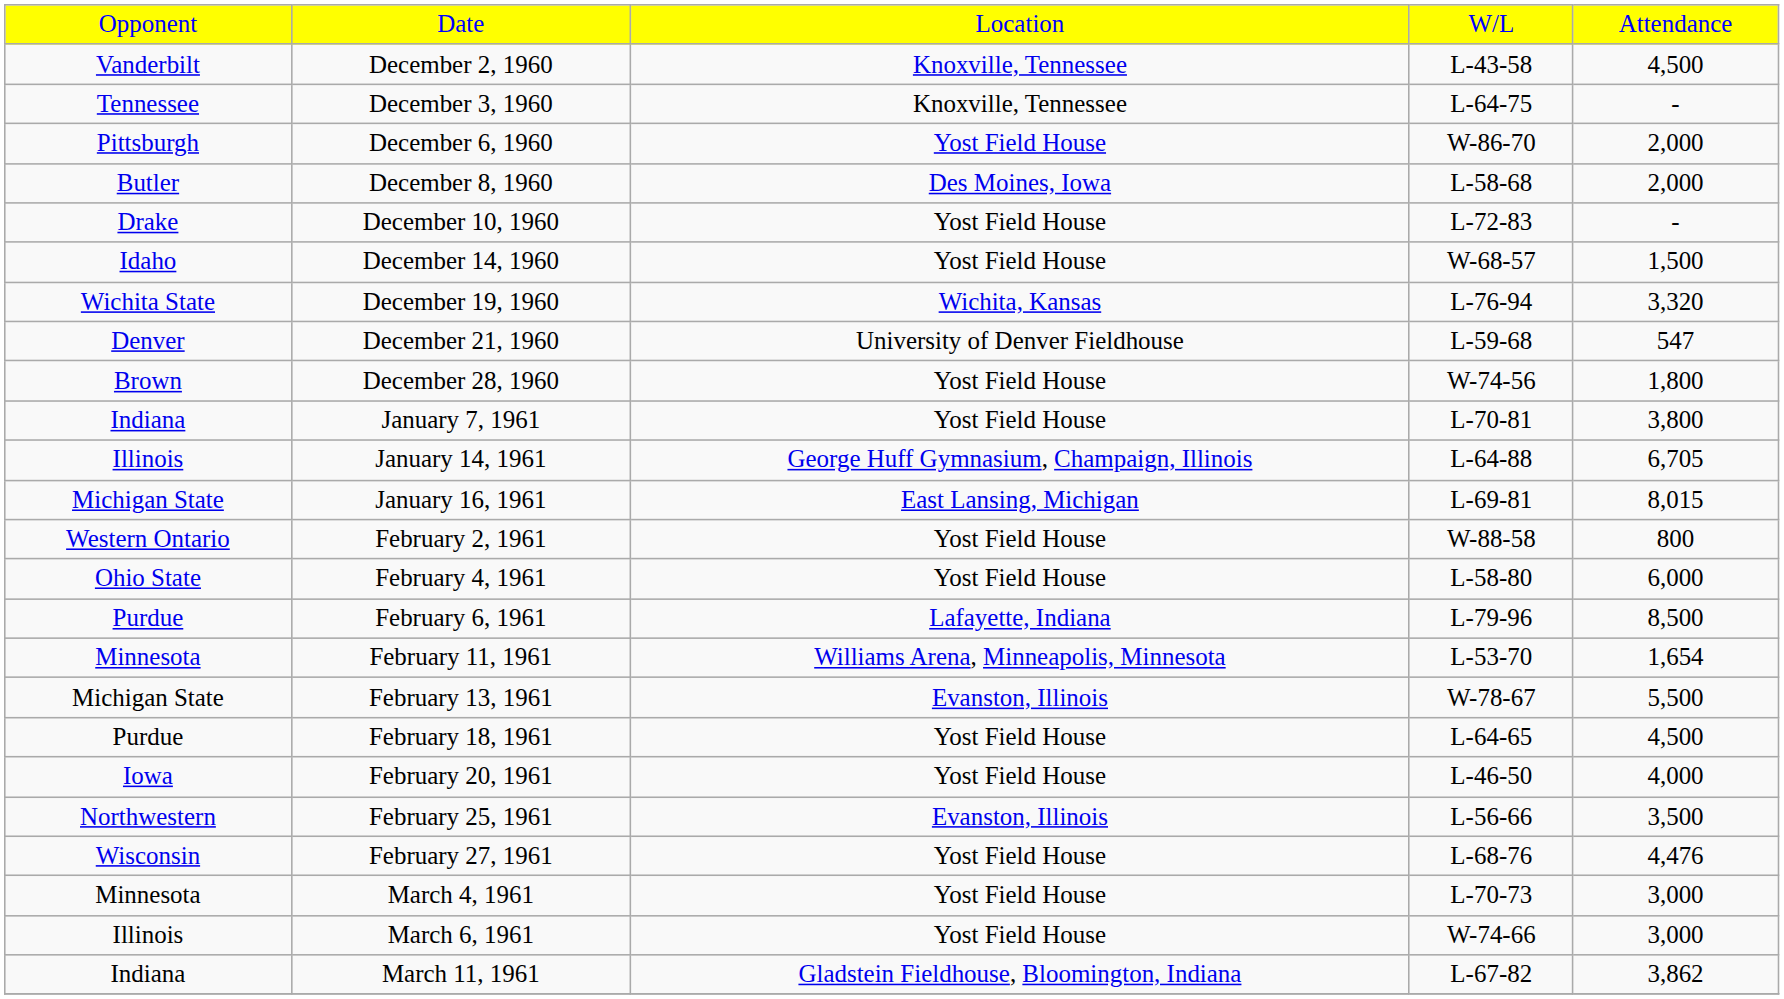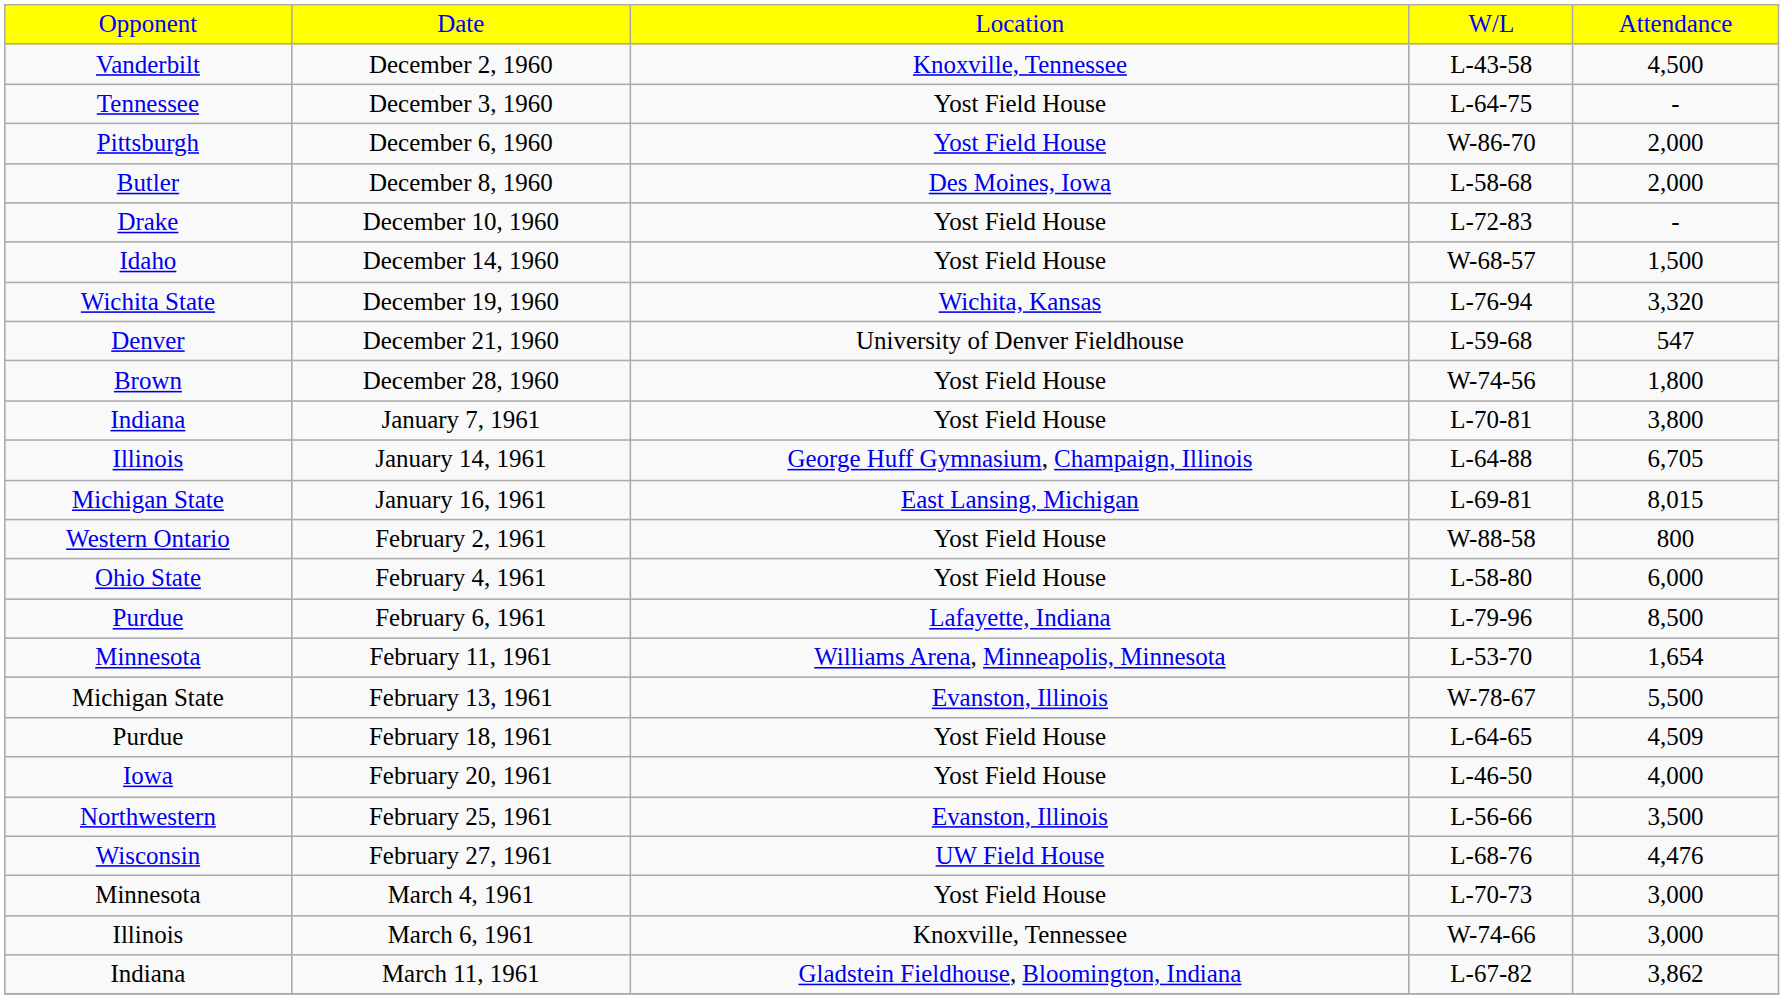(1020, 103) Knoxville, Tennessee -> (1020, 103) Yost Field House
(1676, 736) 4,500 -> (1676, 736) 4,509
(1020, 855) Yost Field House -> (1020, 855) UW Field House
(1020, 934) Yost Field House -> (1020, 934) Knoxville, Tennessee
